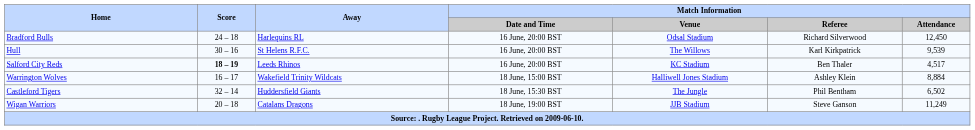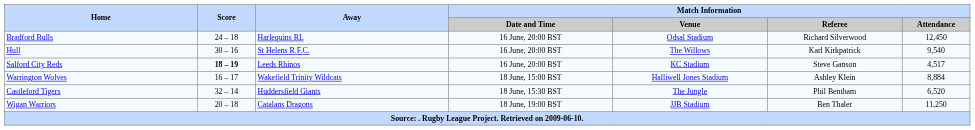(936, 51) 9,539 -> (936, 51) 9,540
(835, 64) Ben Thaler -> (835, 64) Steve Ganson
(936, 91) 6,502 -> (936, 91) 6,520
(835, 105) Steve Ganson -> (835, 105) Ben Thaler
(936, 105) 11,249 -> (936, 105) 11,250
